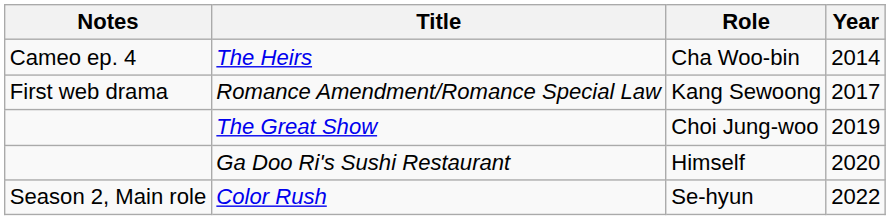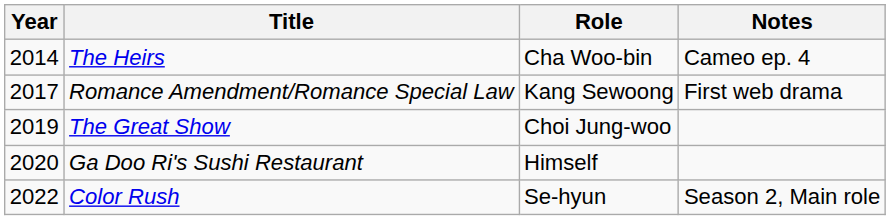columns swapped: (856, 22) <-> (108, 22)
